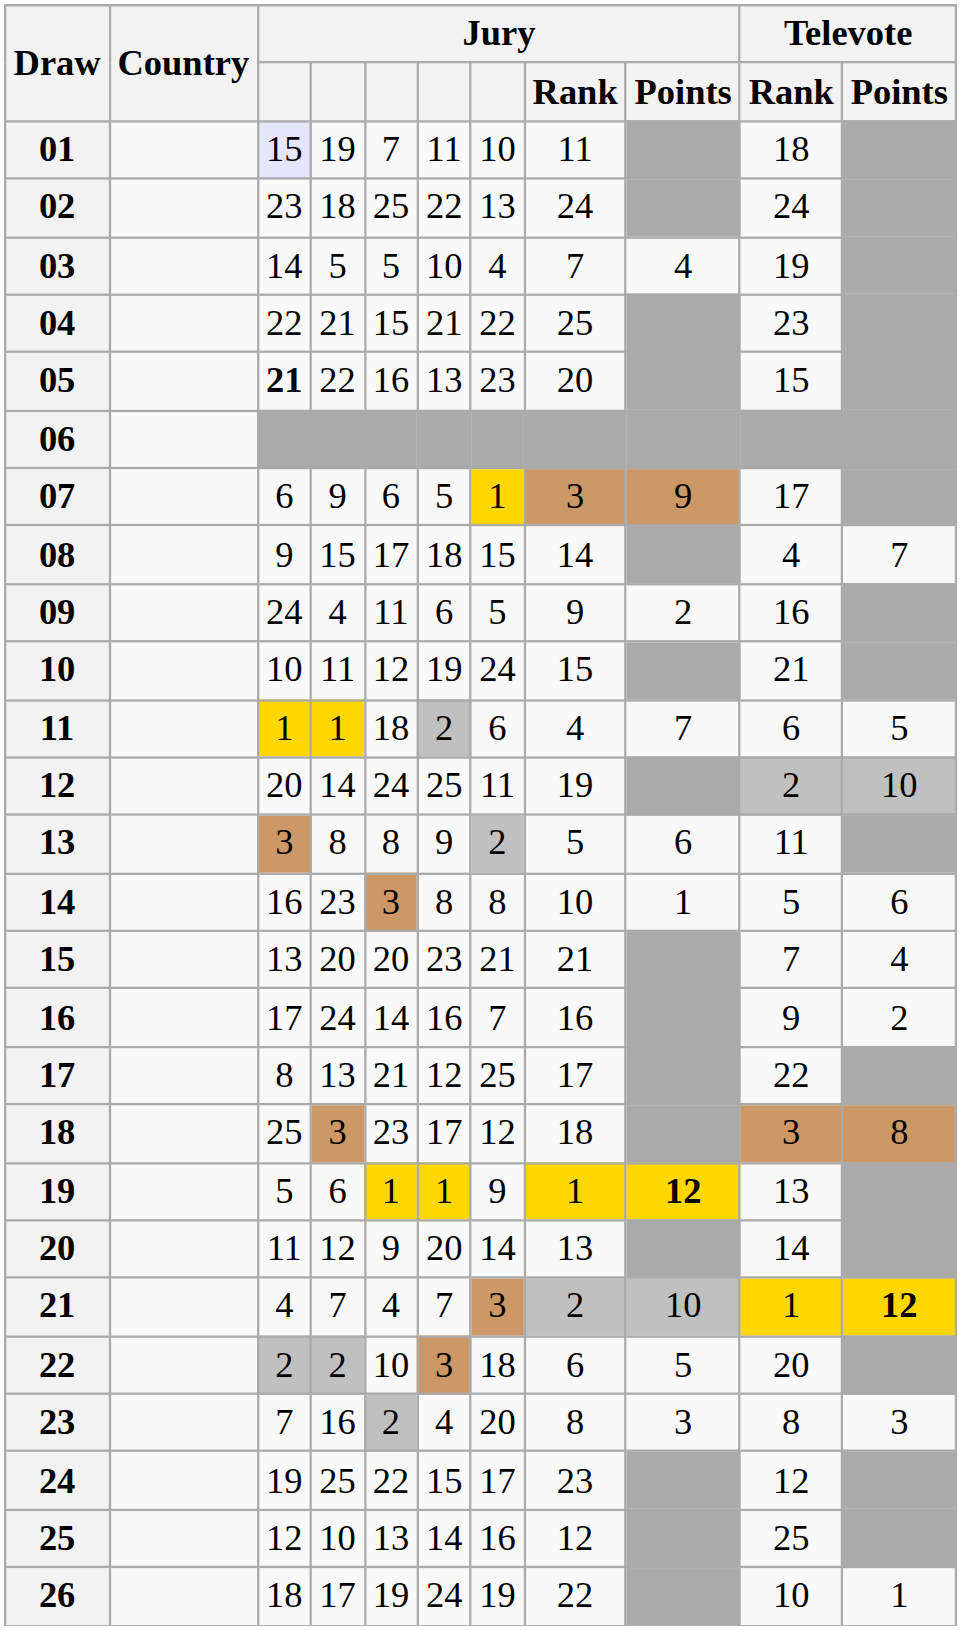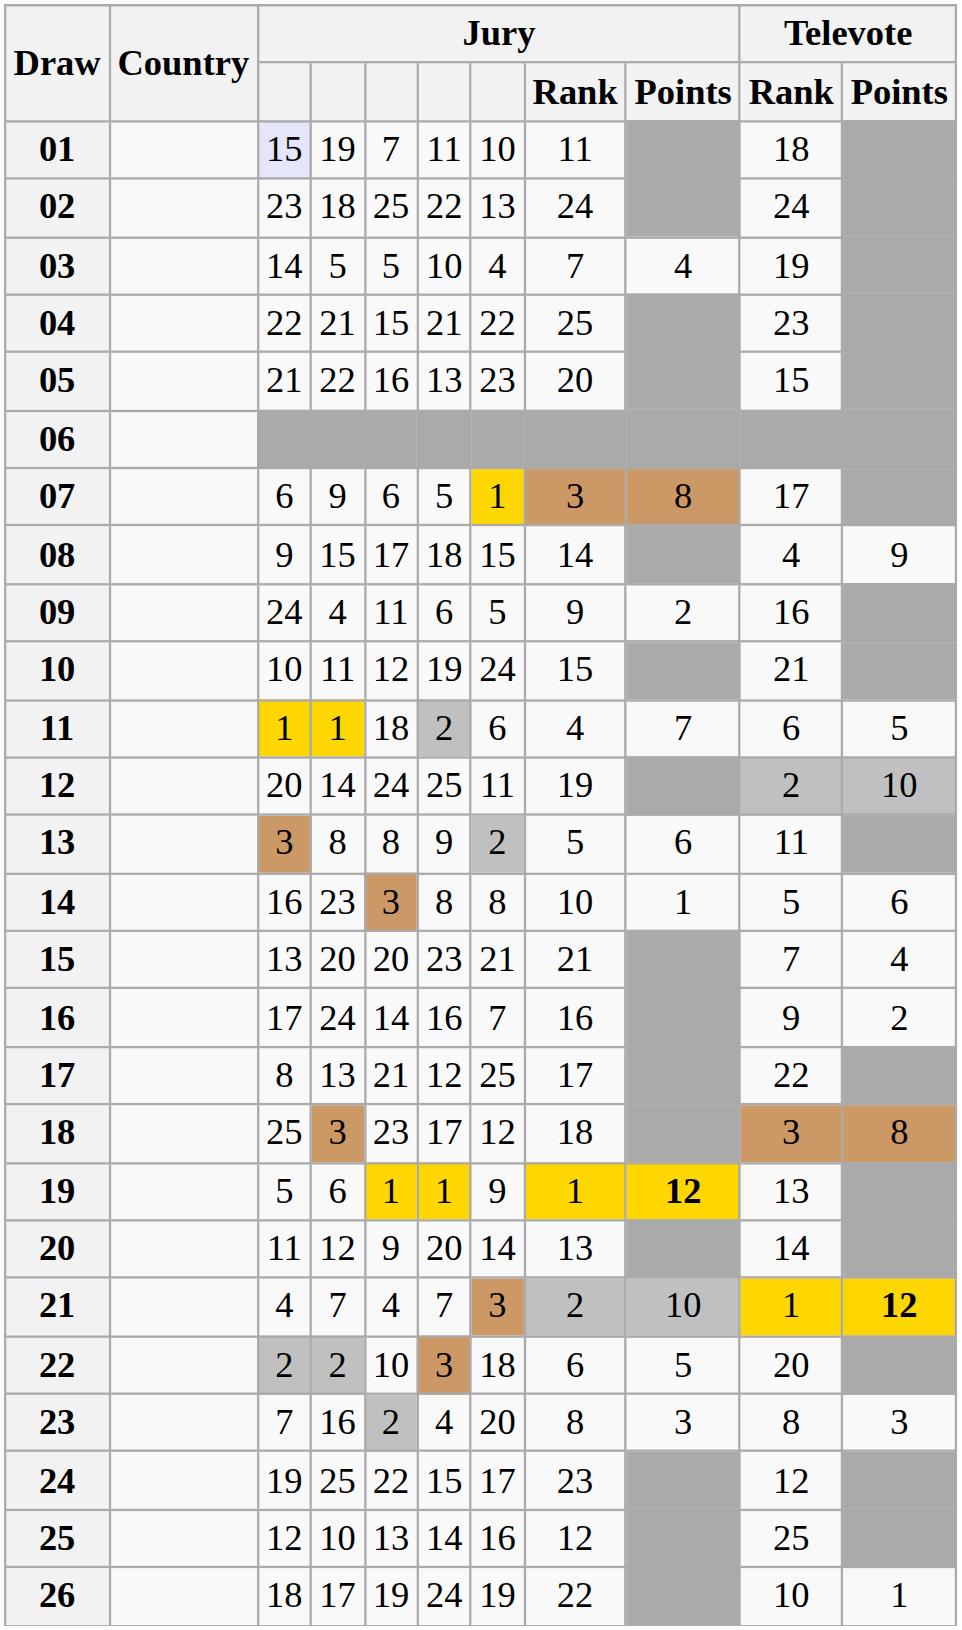(284, 380) bold -> (284, 380) normal
(683, 496) 9 -> (683, 496) 8
(899, 554) 7 -> (899, 554) 9
